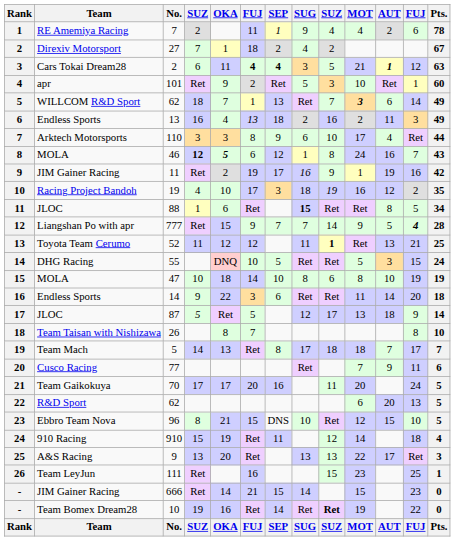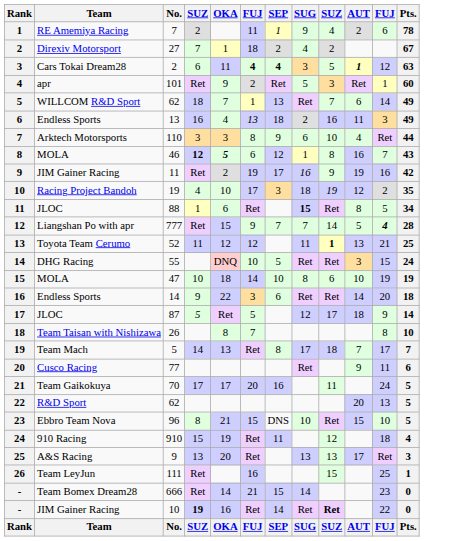- column: (360, 12)
(78, 491) JIM Gainer Racing -> (87, 491) Team Bomex Dream28
(87, 509) Team Bomex Dream28 -> (78, 509) JIM Gainer Racing
(198, 509) normal -> (198, 509) bold
